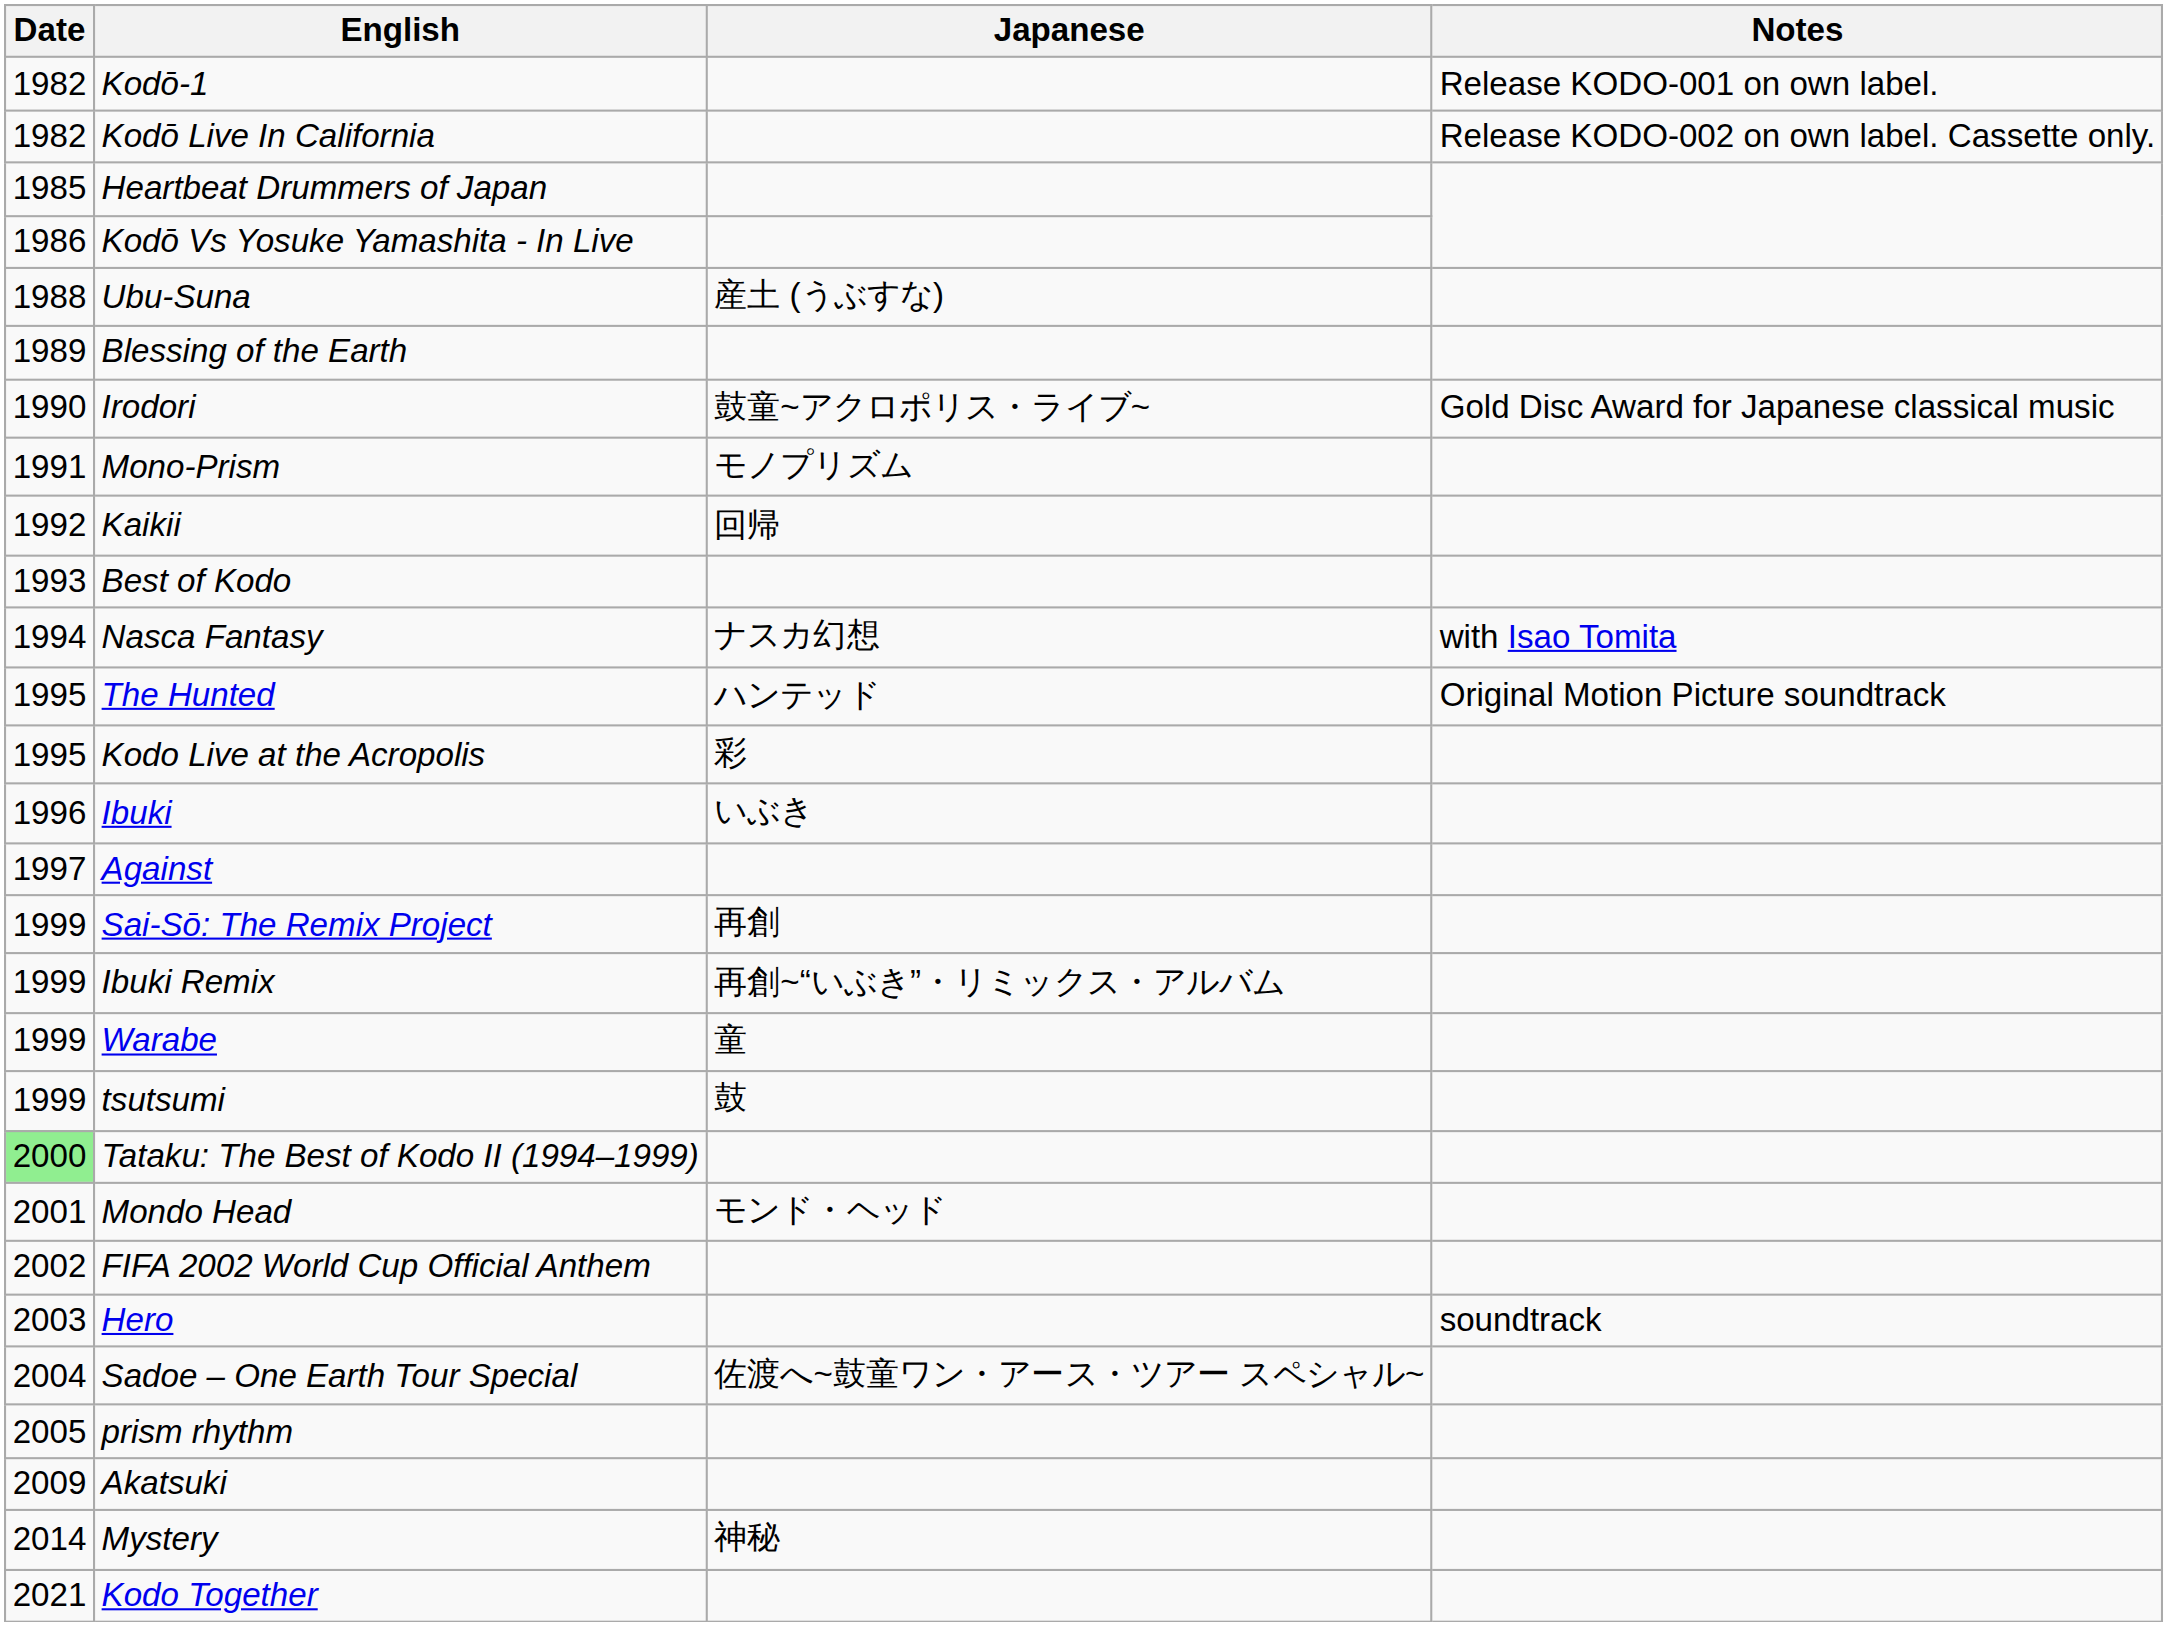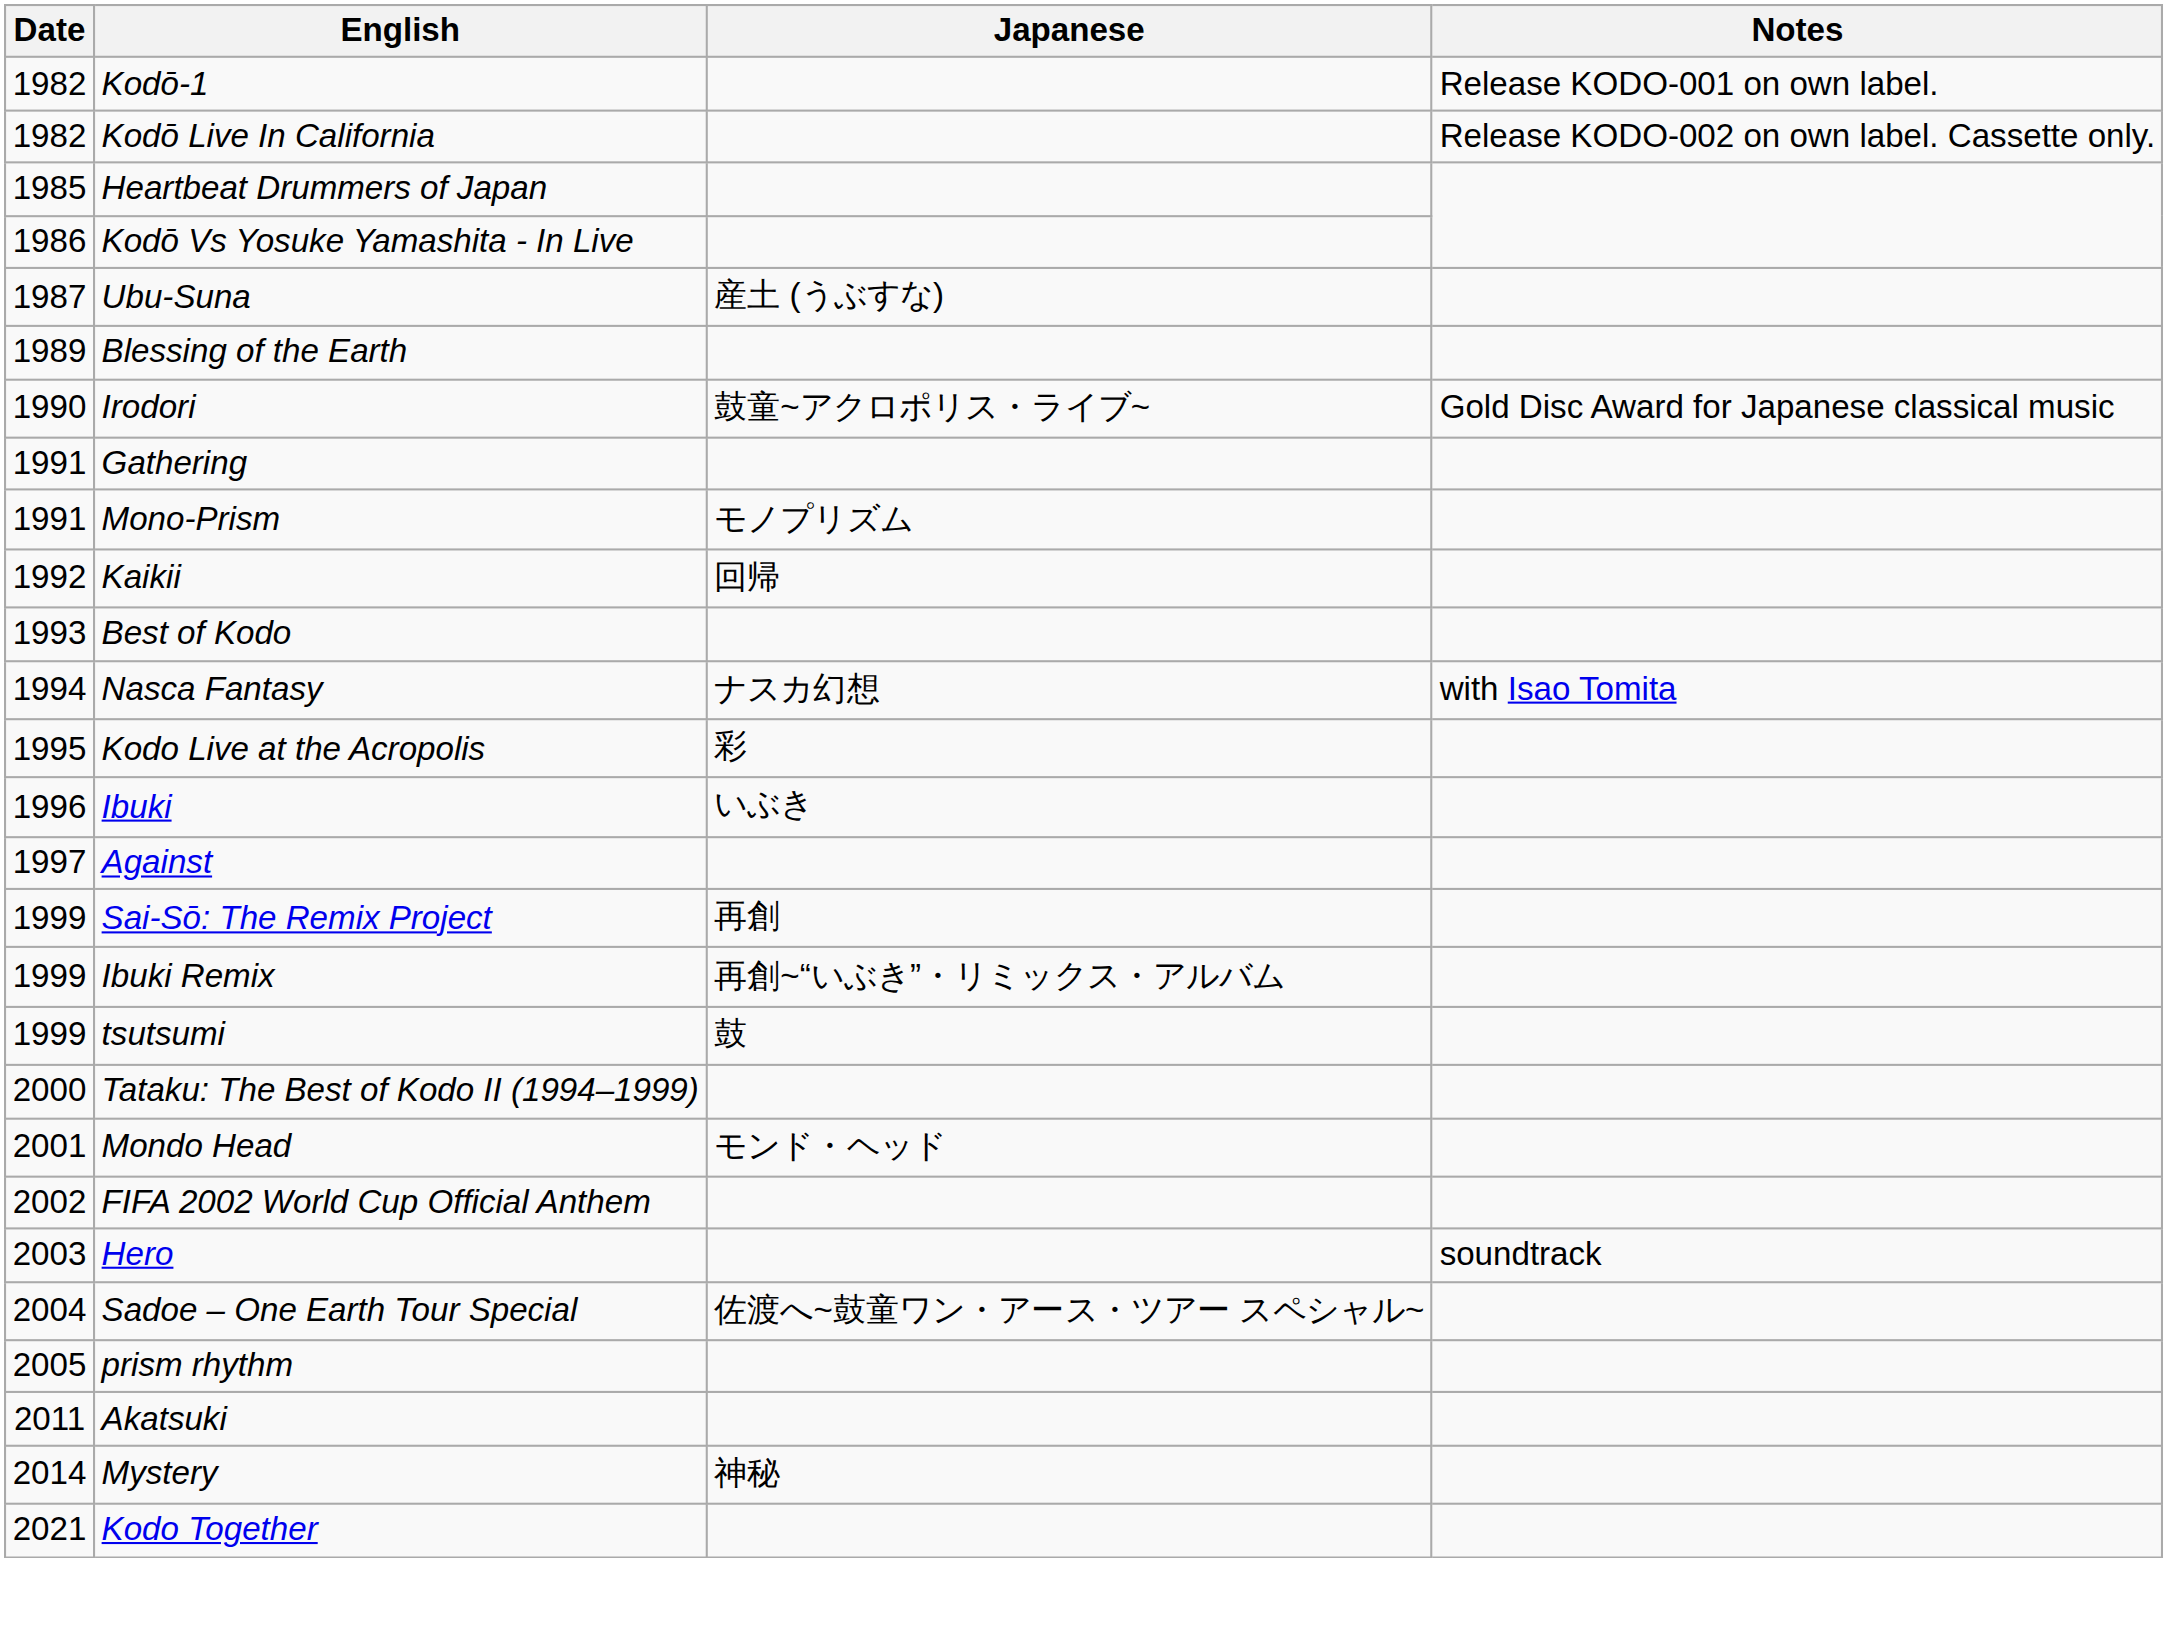(50, 296) 1988 -> (50, 296) 1987
+ row: (174, 463)
- row: (188, 695)
- row: (159, 1041)
(50, 1155) lightgreen background -> (50, 1090) no background
(50, 1483) 2009 -> (50, 1418) 2011
